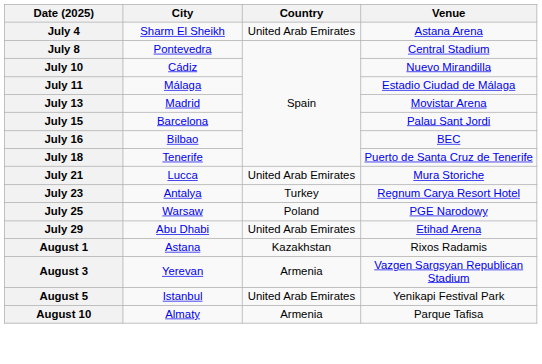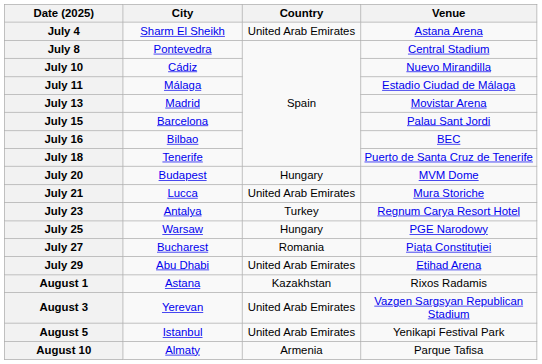+ row: (64, 175)
(301, 211) Poland -> (301, 229) Hungary
+ row: (64, 247)
(301, 272) Armenia -> (301, 308) United Arab Emirates
